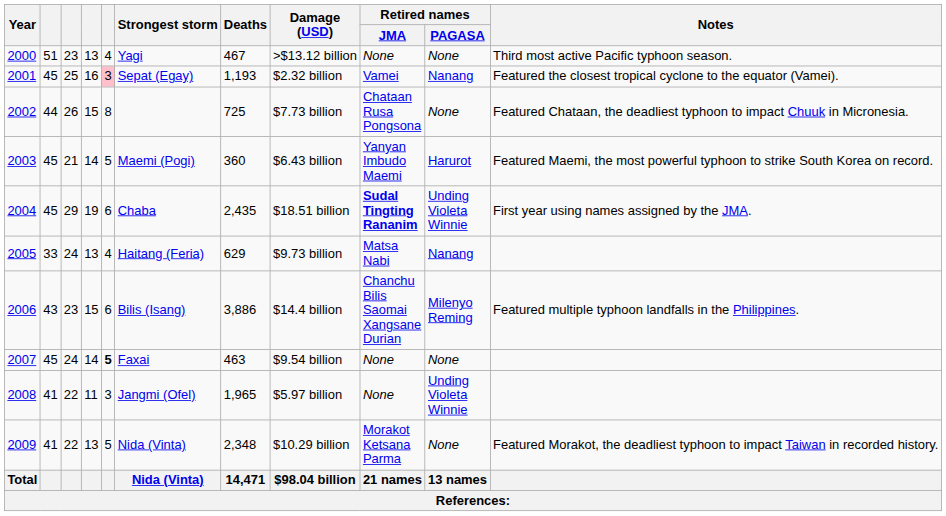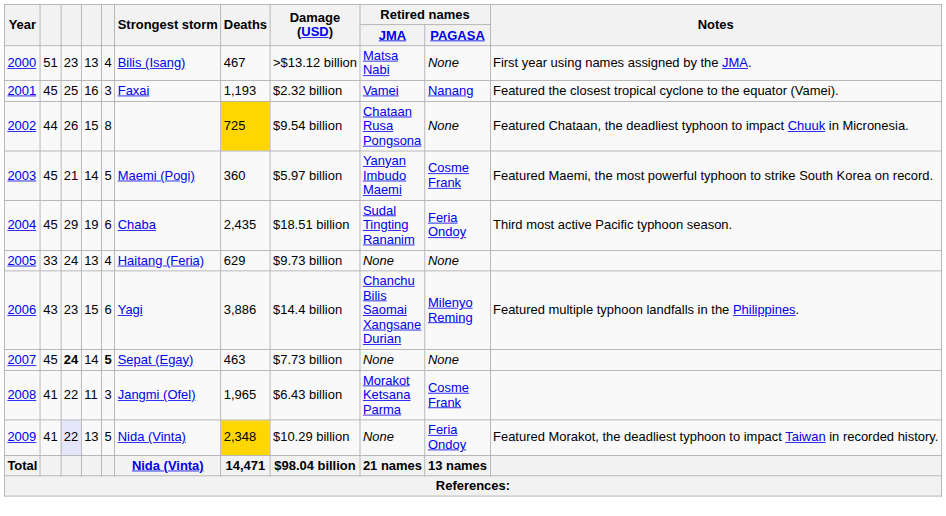(130, 55) Yagi -> (152, 63) Bilis (Isang)
(378, 55) None -> (381, 63) Matsa Nabi
(613, 55) Third most active Pacific typhoon season. -> (622, 63) First year using names assigned by the JMA.
(108, 76) pink background -> (108, 91) no background
(156, 76) Sepat (Egay) -> (134, 91) Faxai
(235, 111) no background -> (235, 126) gold background
(308, 111) $7.73 billion -> (308, 126) $9.54 billion
(308, 161) $6.43 billion -> (308, 175) $5.97 billion
(450, 161) Harurot -> (448, 175) Cosme Frank
(390, 210) bold -> (389, 225) normal
(448, 210) Unding Violeta Winnie -> (447, 225) Feria Ondoy
(622, 210) First year using names assigned by the JMA. -> (613, 225) Third most active Pacific typhoon season.
(381, 253) Matsa Nabi -> (378, 260) None
(451, 253) Nanang -> (443, 260) None
(152, 310) Bilis (Isang) -> (130, 310) Yagi
(71, 360) normal -> (71, 360) bold
(134, 360) Faxai -> (156, 360) Sepat (Egay)
(308, 360) $9.54 billion -> (308, 360) $7.73 billion
(308, 395) $5.97 billion -> (308, 395) $6.43 billion
(378, 395) None -> (387, 395) Morakot Ketsana Parma
(448, 395) Unding Violeta Winnie -> (448, 395) Cosme Frank
(71, 444) no background -> (71, 437) lavender background
(240, 444) no background -> (240, 437) gold background
(387, 444) Morakot Ketsana Parma -> (378, 437) None
(443, 444) None -> (447, 437) Feria Ondoy
